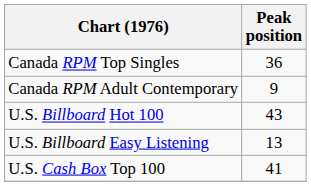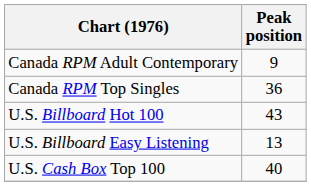rows swapped: (123, 89) <-> (94, 62)
(274, 168) 41 -> (274, 168) 40
